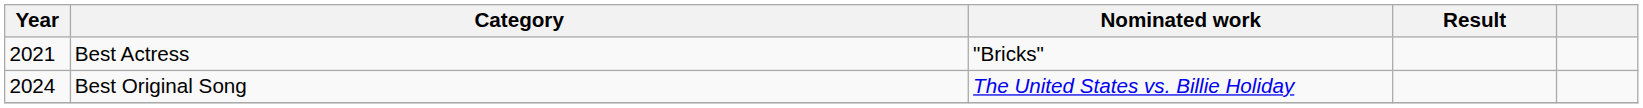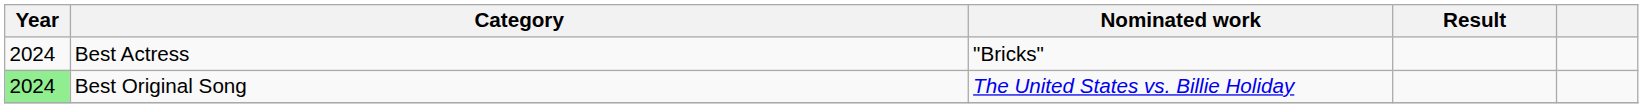(32, 53) 2021 -> (32, 53) 2024
(32, 86) no background -> (32, 86) lightgreen background
